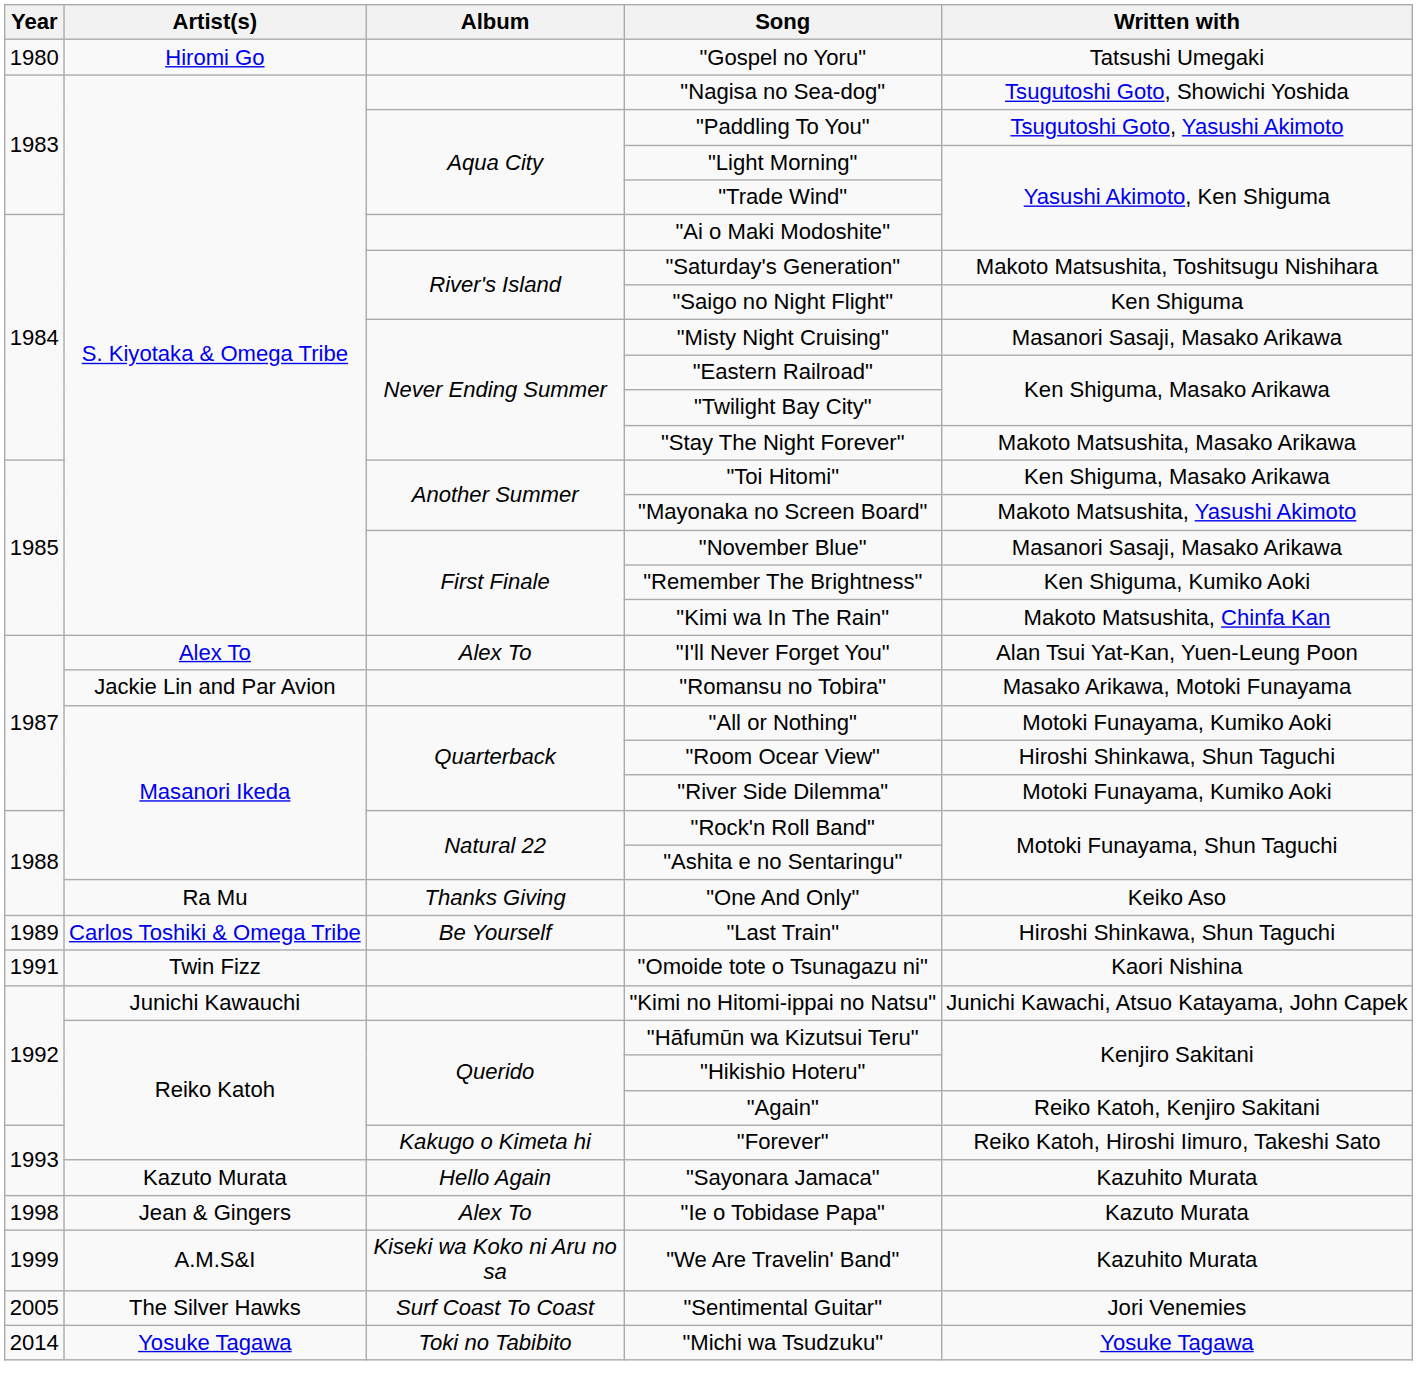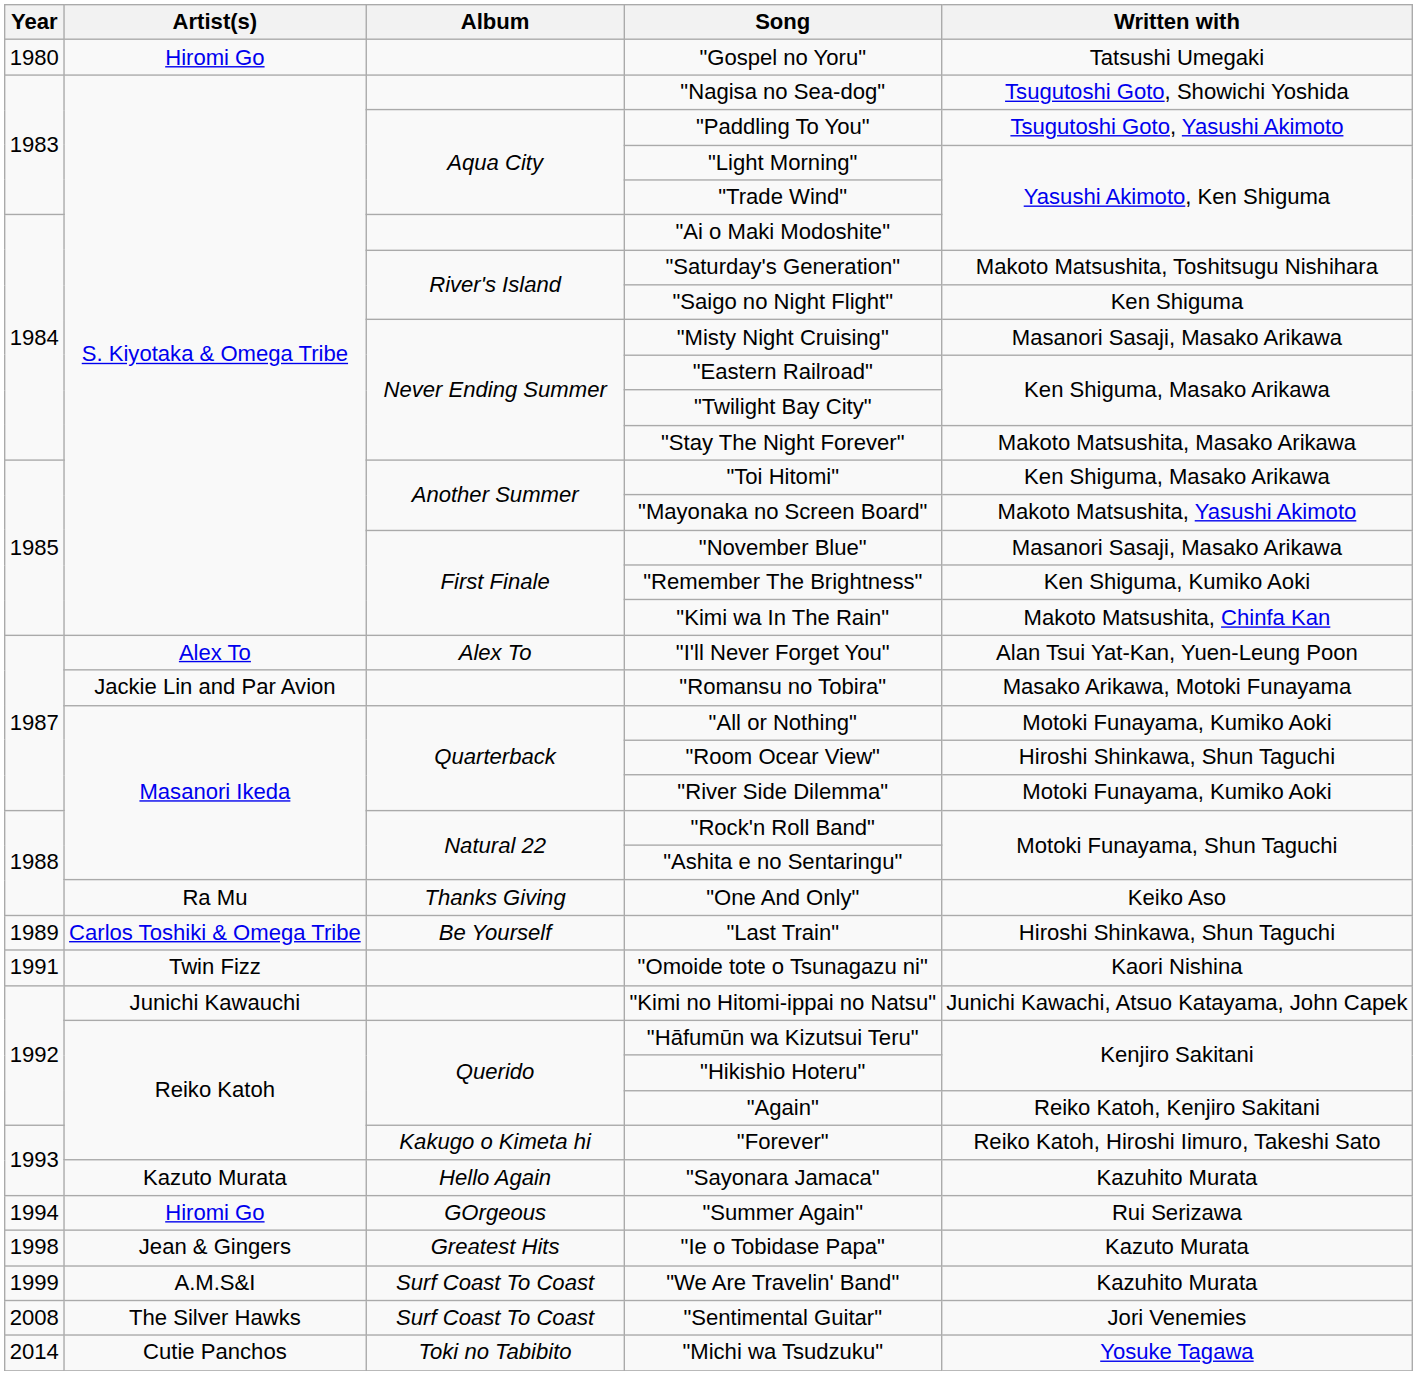+ row: (783, 1212)
(495, 1212) Alex To -> (495, 1247) Greatest Hits
(495, 1260) Kiseki wa Koko ni Aru no sa -> (495, 1282) Surf Coast To Coast
(34, 1307) 2005 -> (34, 1317) 2008
(215, 1342) Yosuke Tagawa -> (215, 1352) Cutie Panchos
